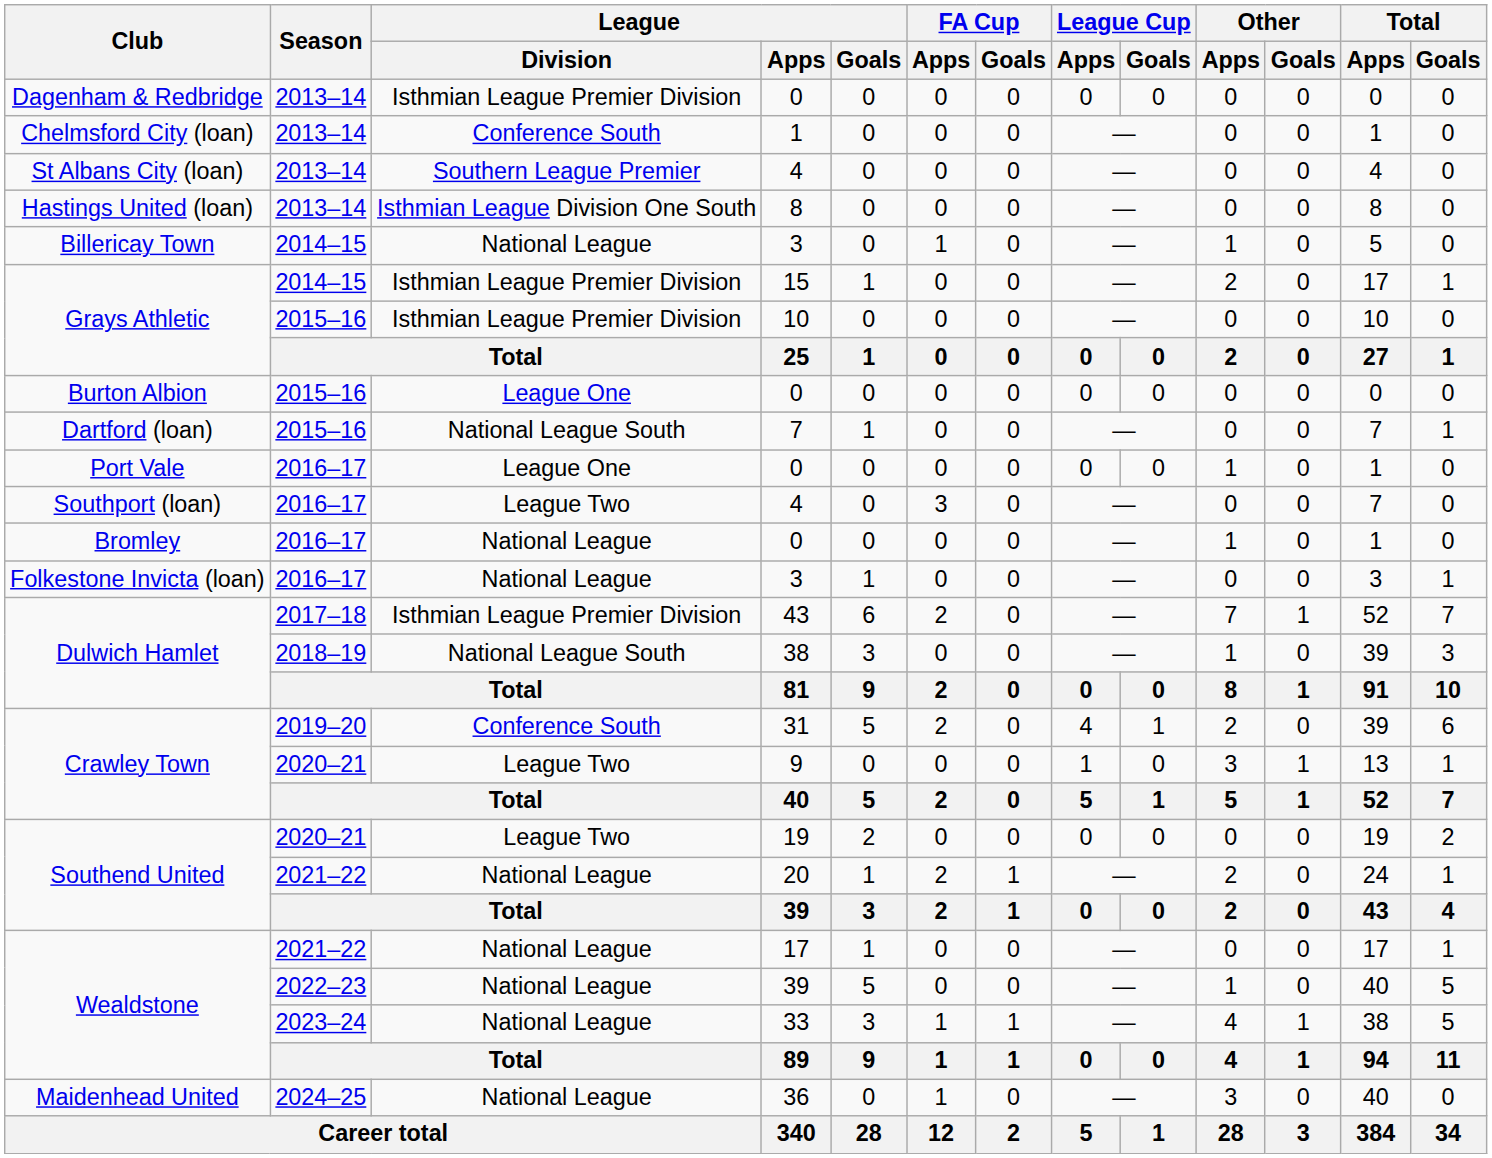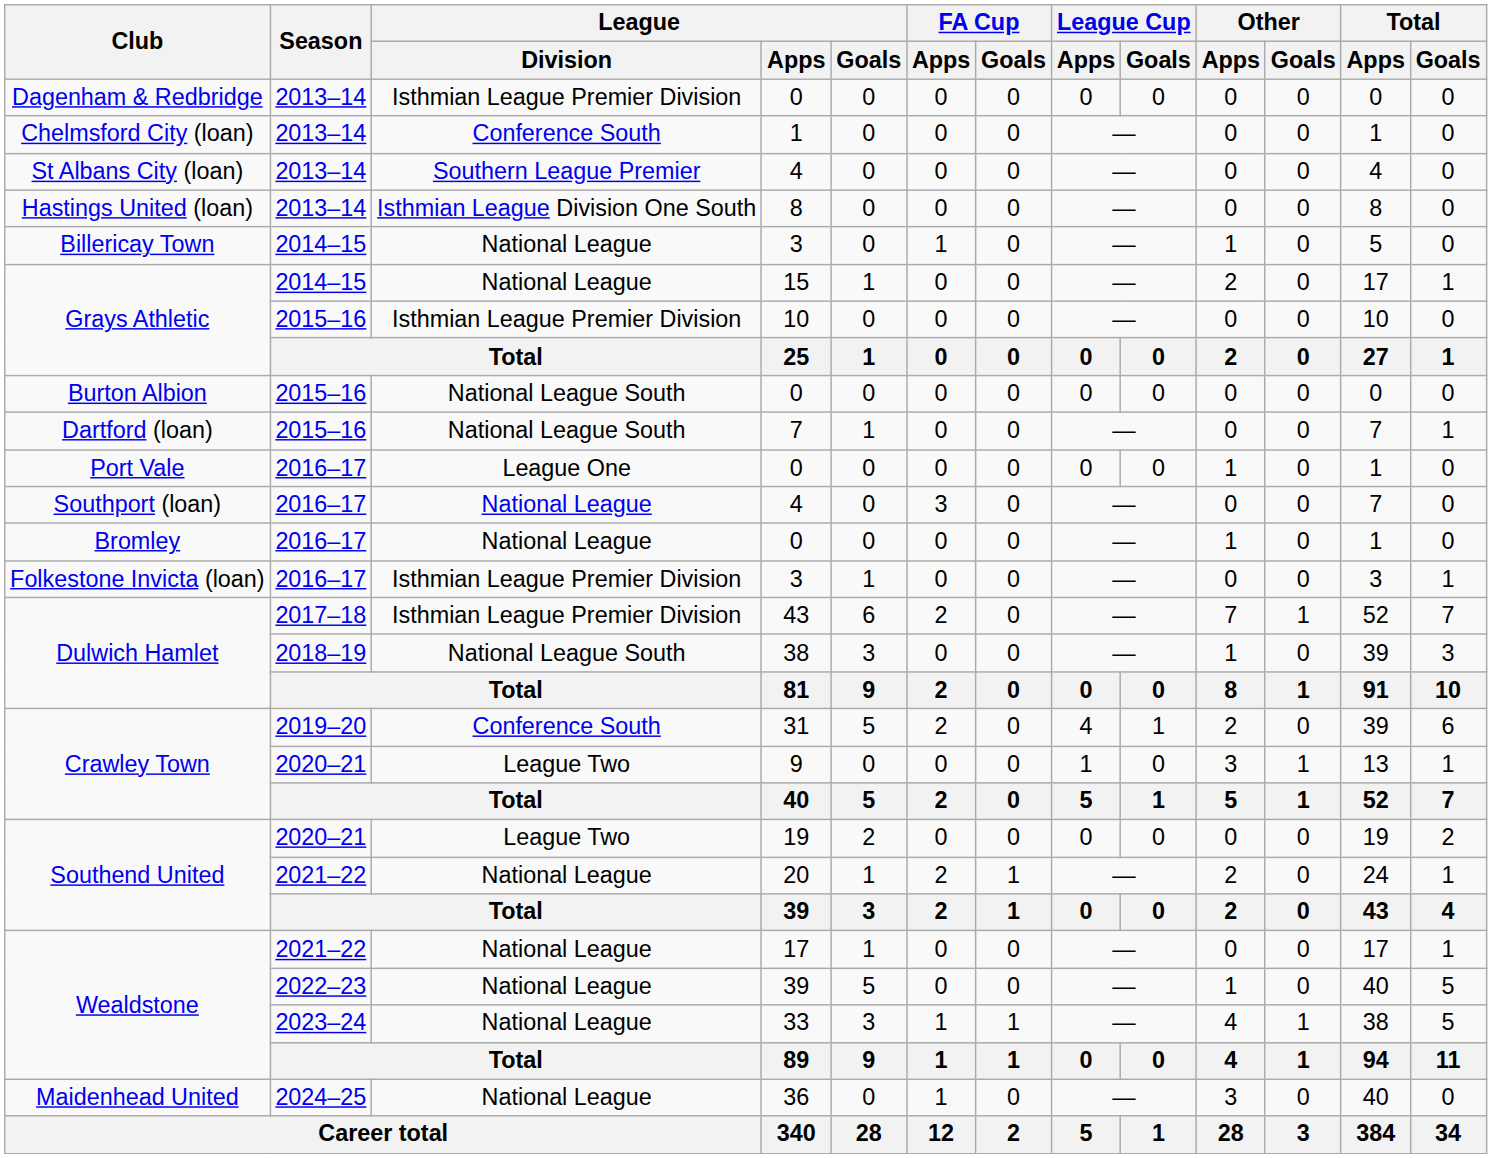(567, 282) Isthmian League Premier Division -> (567, 282) National League
(567, 393) League One -> (567, 393) National League South
(567, 504) League Two -> (567, 504) National League
(567, 578) National League -> (567, 578) Isthmian League Premier Division
